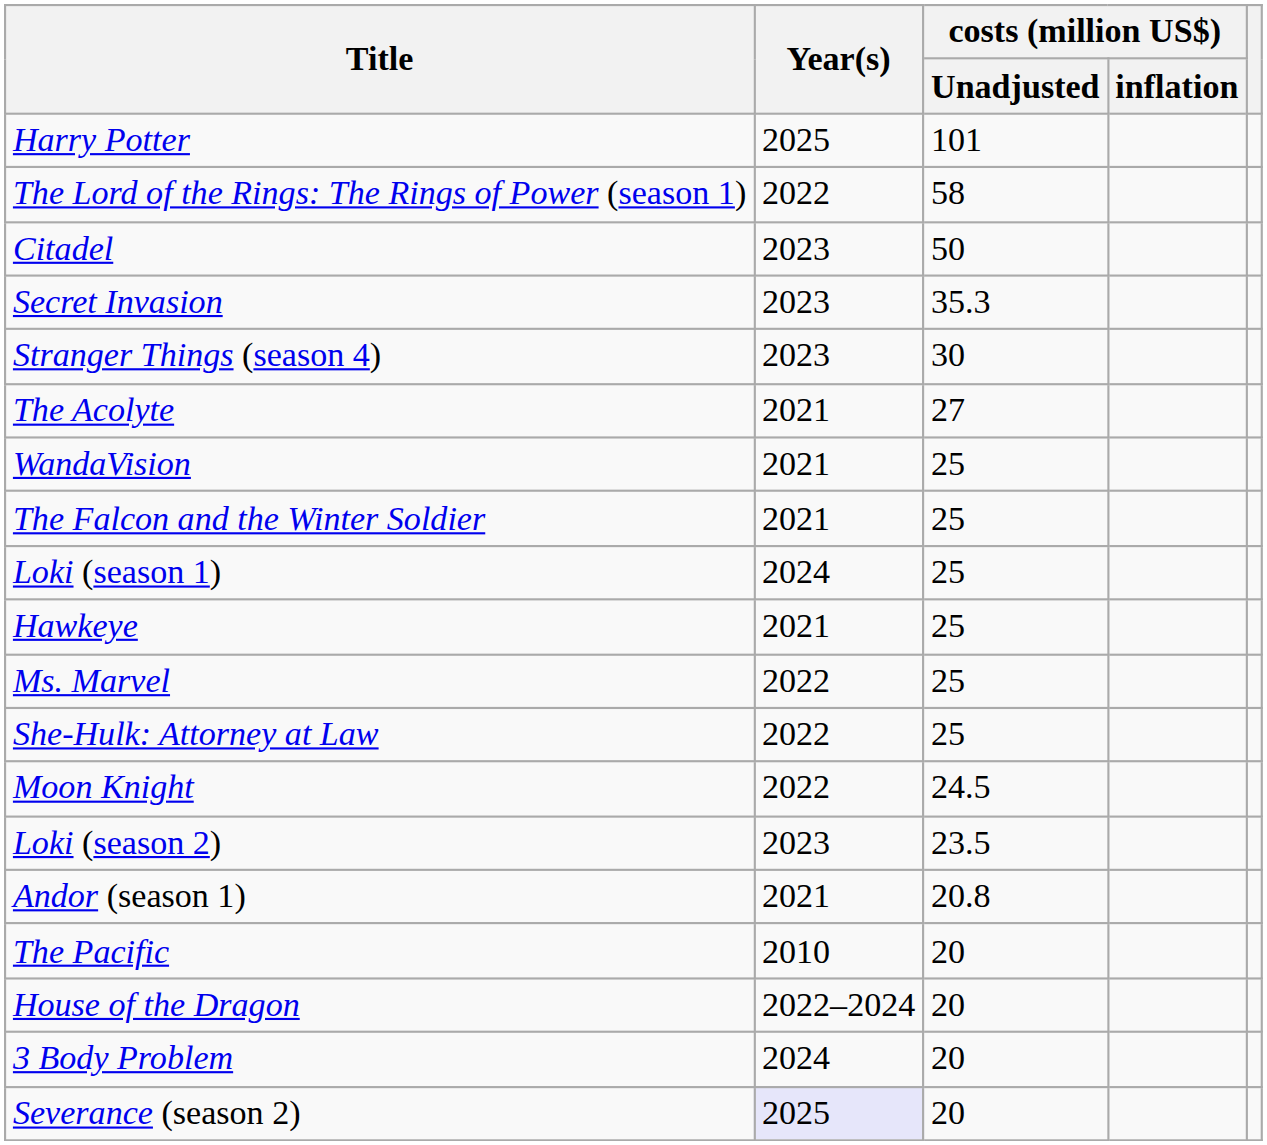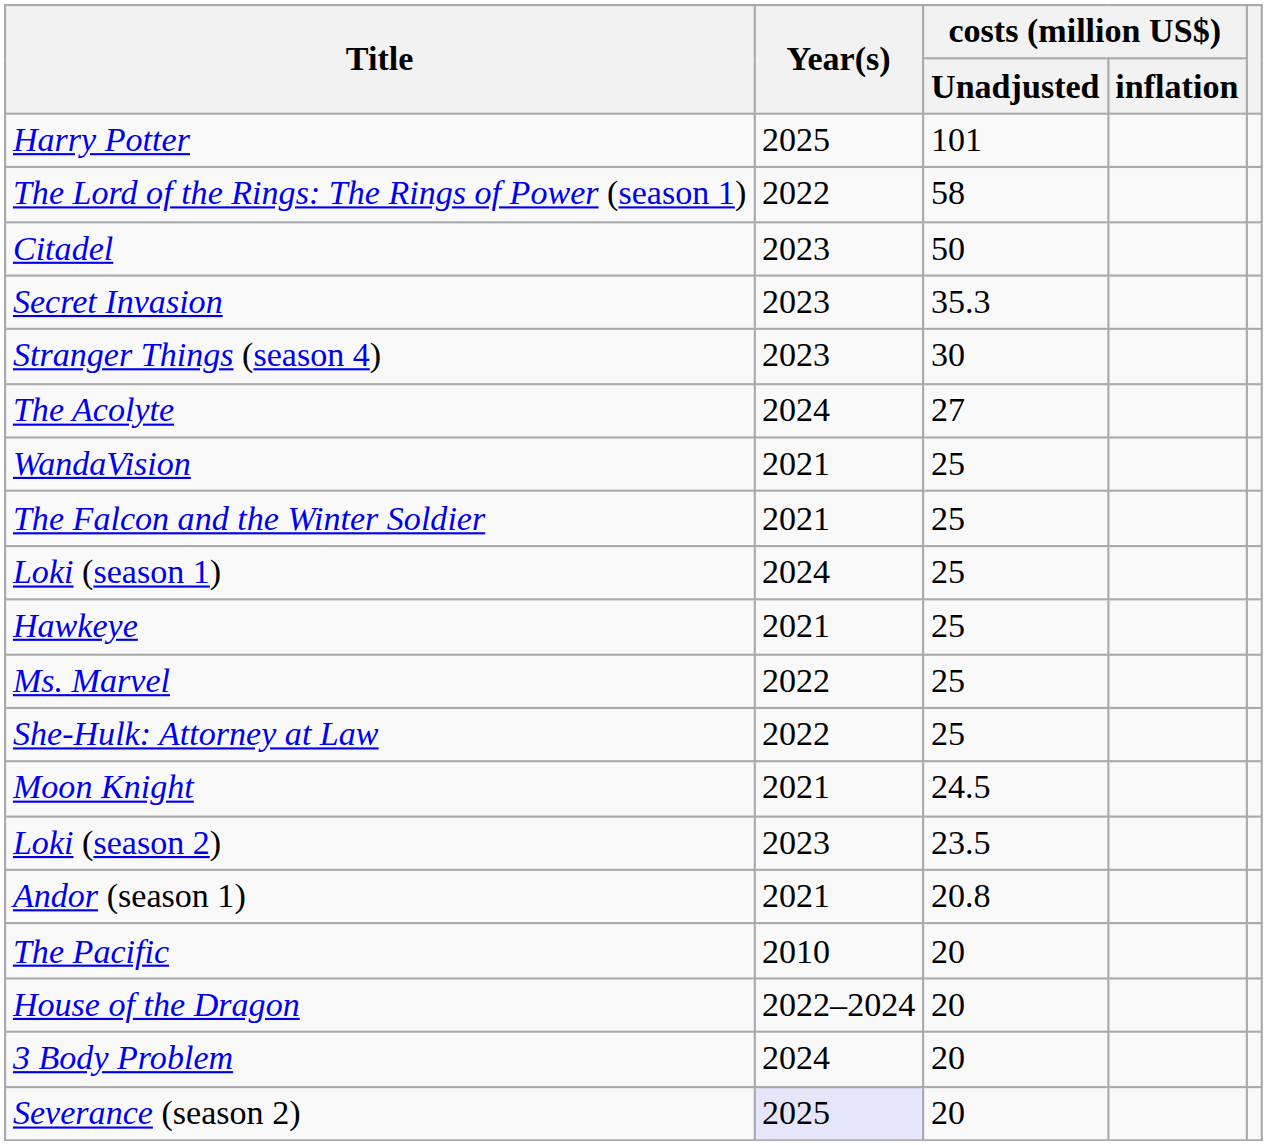(796, 409) 2021 -> (796, 409) 2024
(796, 788) 2022 -> (796, 788) 2021
